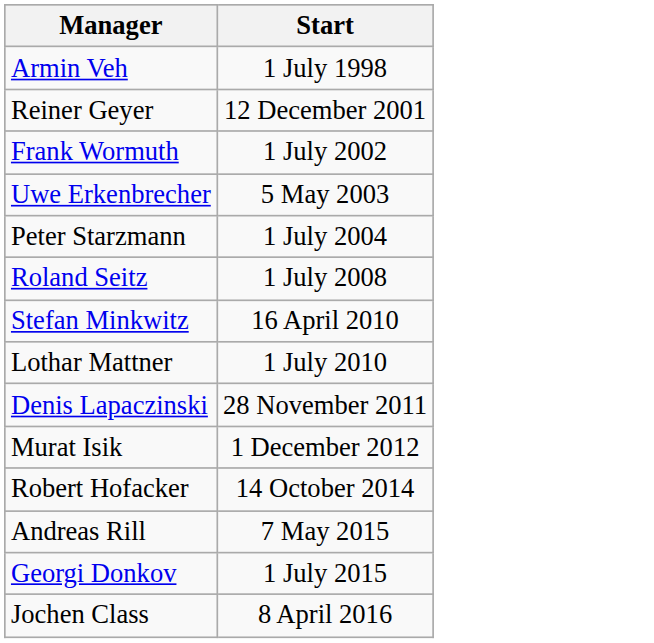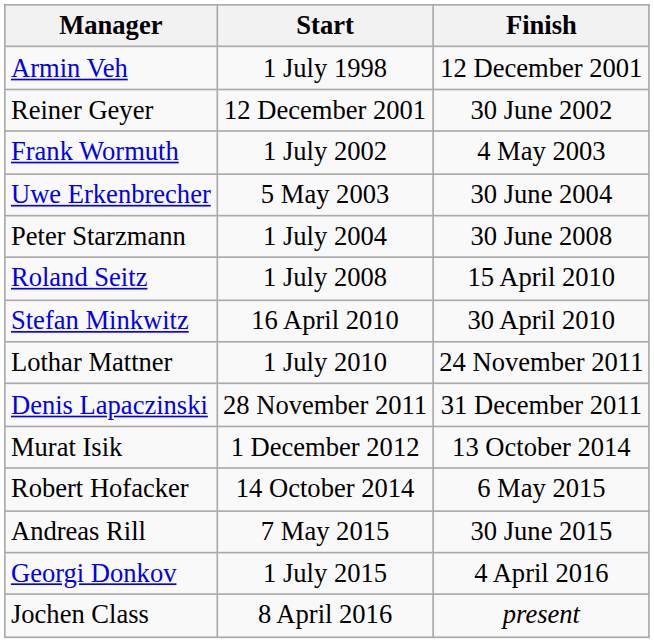+ column: (541, 25)
